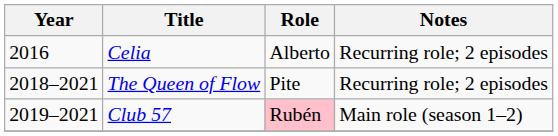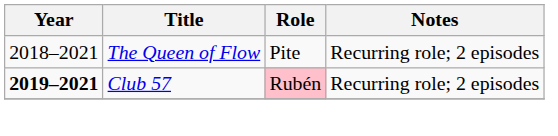- row: (129, 51)
(54, 114) normal -> (54, 83) bold
(431, 114) Main role (season 1–2) -> (435, 83) Recurring role; 2 episodes
